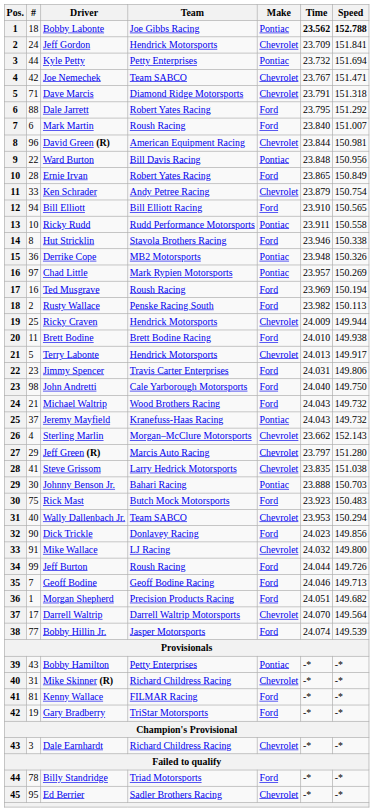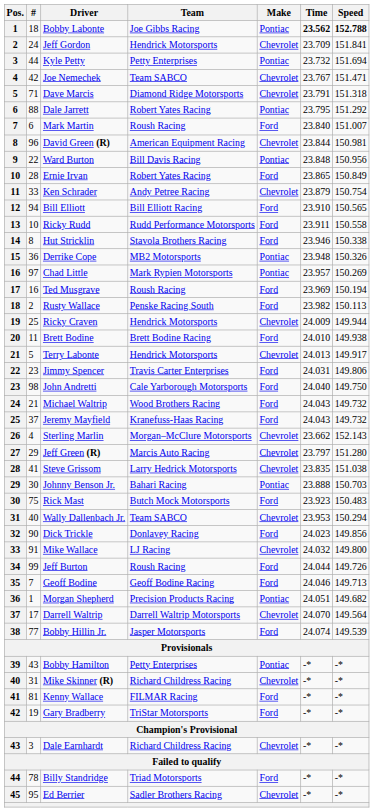(269, 110) Ford -> (274, 110) Pontiac
(274, 224) Pontiac -> (269, 224) Ford
(274, 420) Pontiac -> (269, 420) Ford
(269, 599) Ford -> (274, 599) Pontiac
